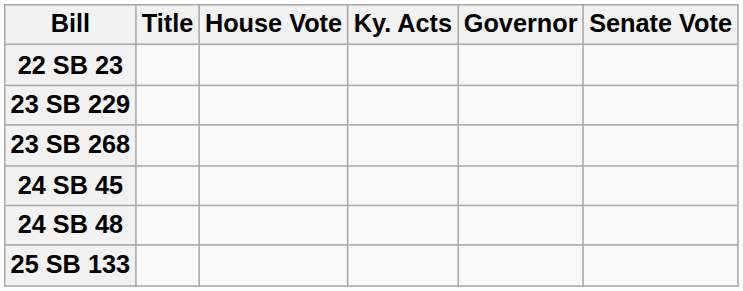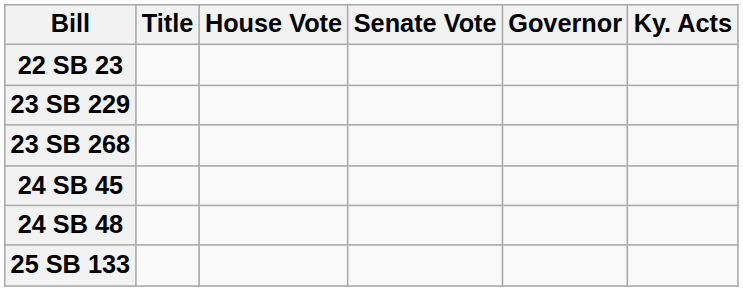columns swapped: (661, 24) <-> (403, 24)
